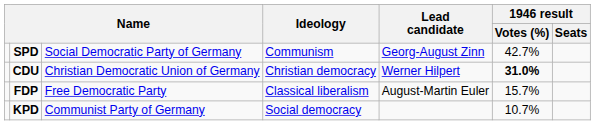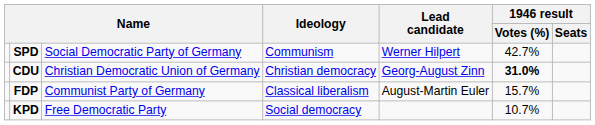(433, 52) Georg-August Zinn -> (421, 52) Werner Hilpert
(421, 71) Werner Hilpert -> (433, 71) Georg-August Zinn
(106, 91) Free Democratic Party -> (125, 91) Communist Party of Germany
(125, 110) Communist Party of Germany -> (106, 110) Free Democratic Party
